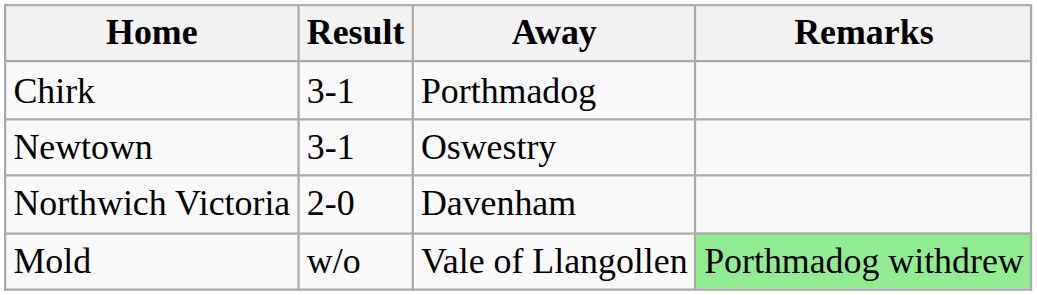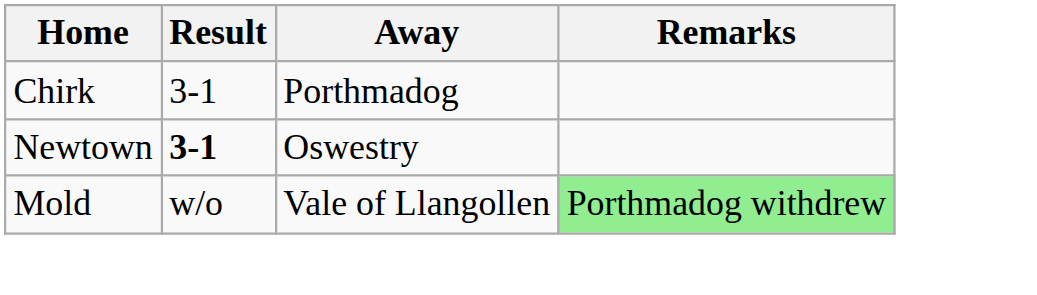(331, 146) normal -> (193, 146) bold
- row: (152, 203)
